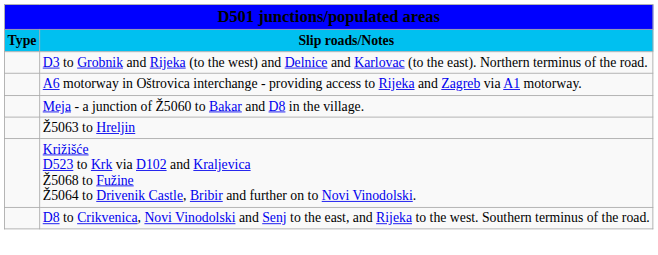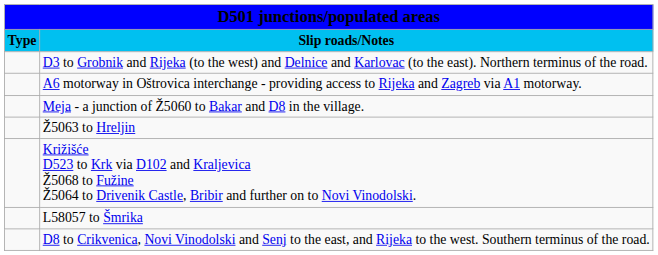+ row: (93, 218)
